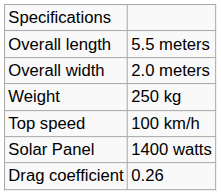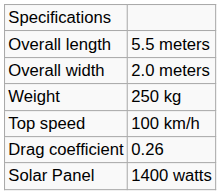rows swapped: (66, 176) <-> (51, 149)
